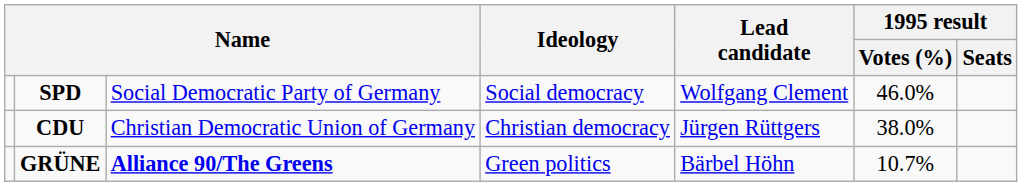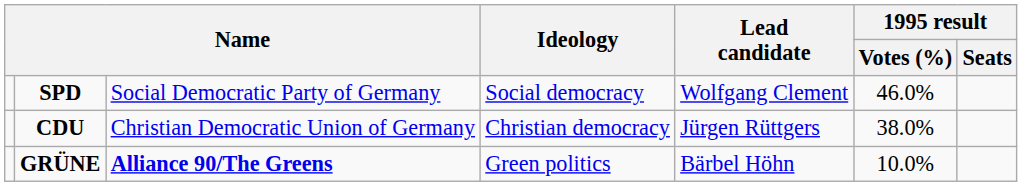(905, 163) 10.7% -> (905, 163) 10.0%
